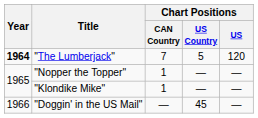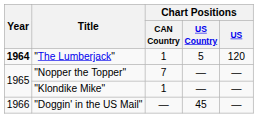(163, 56) 7 -> (163, 56) 1
(163, 72) 1 -> (163, 72) 7
